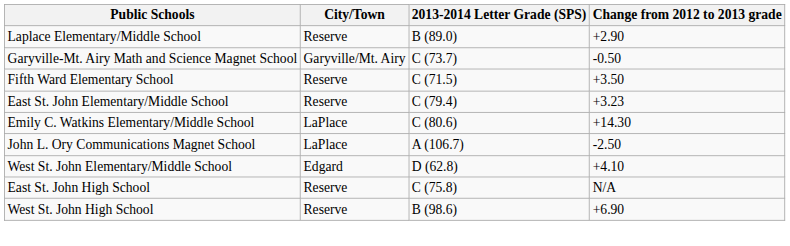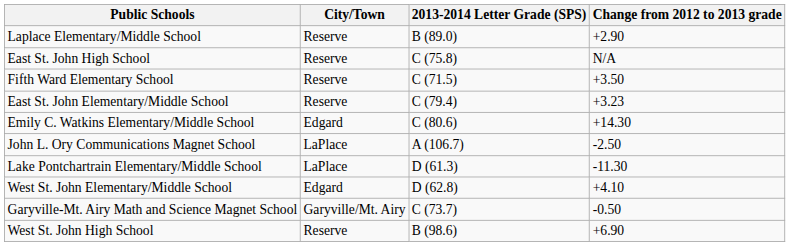rows swapped: (152, 58) <-> (79, 187)
(325, 123) LaPlace -> (323, 123) Edgard
+ row: (135, 166)
